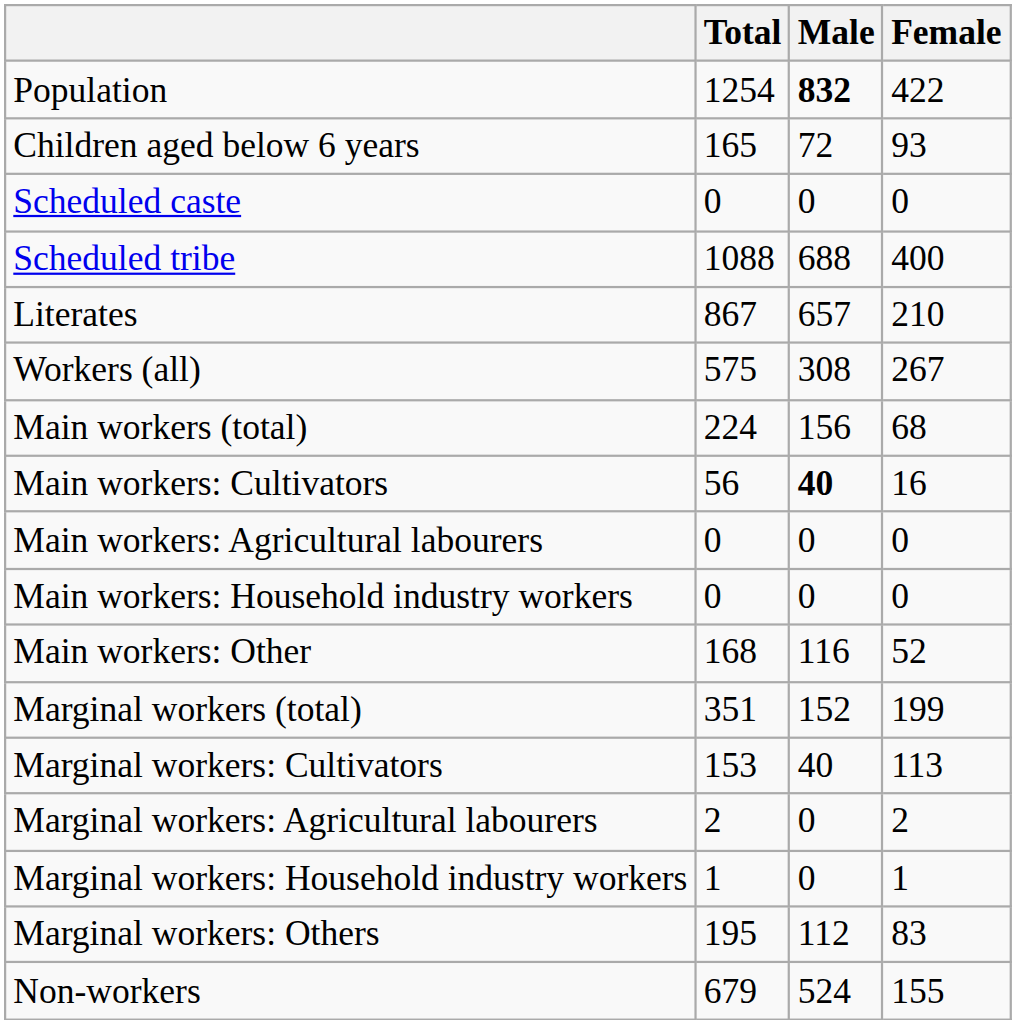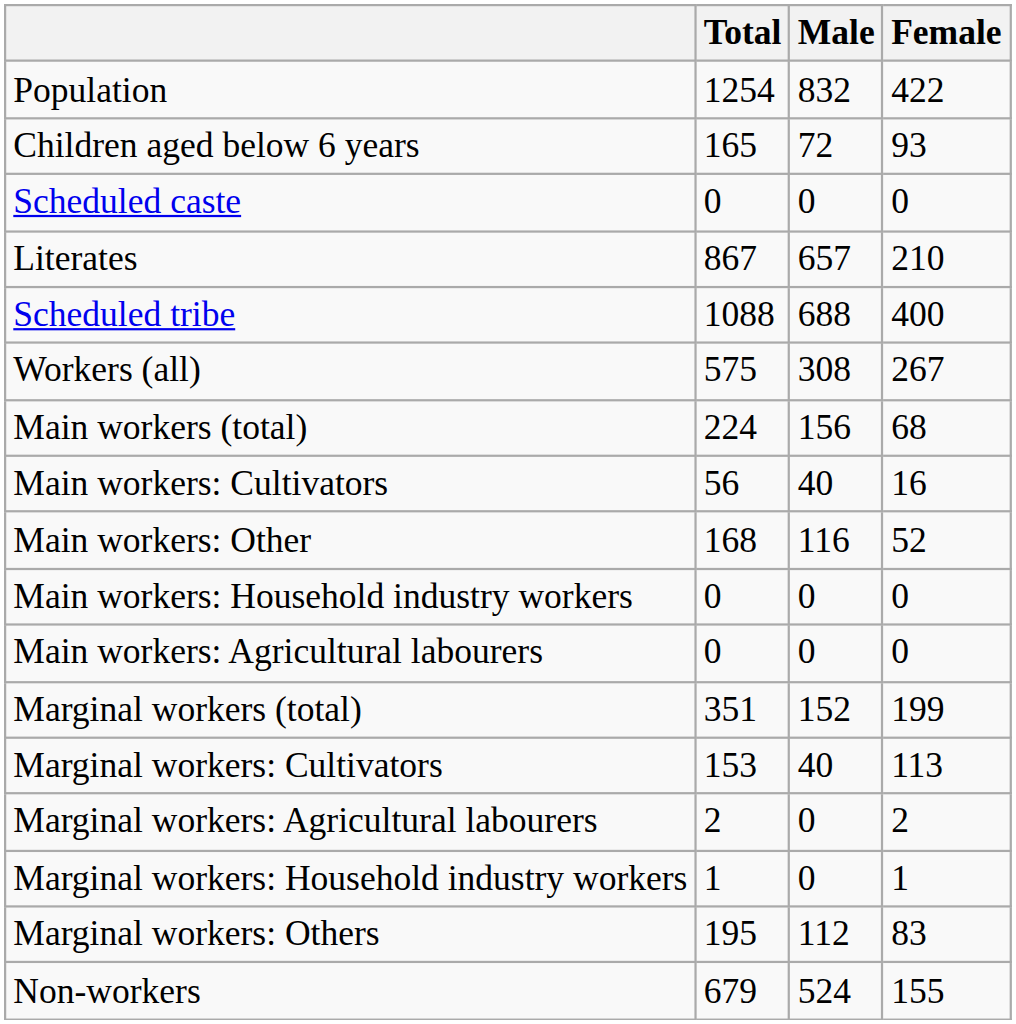(824, 88) bold -> (824, 88) normal
rows swapped: (124, 257) <-> (75, 314)
(816, 483) bold -> (816, 483) normal
rows swapped: (278, 539) <-> (162, 652)
